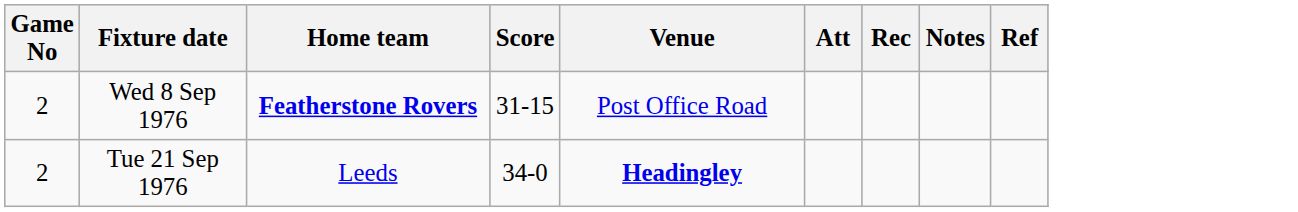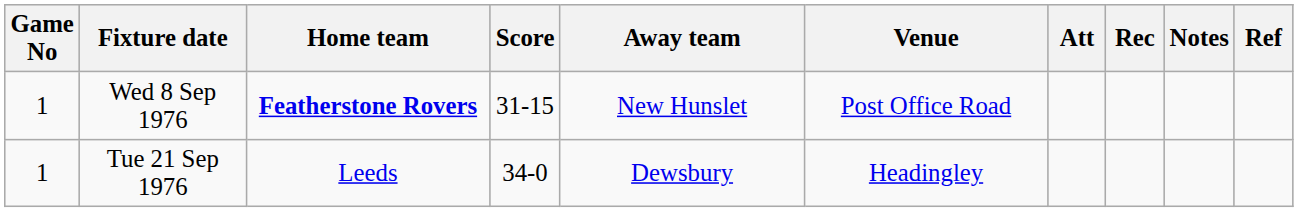+ column: (682, 38)
(42, 105) 2 -> (42, 105) 1
(42, 172) 2 -> (42, 172) 1
(682, 172) bold -> (926, 172) normal
